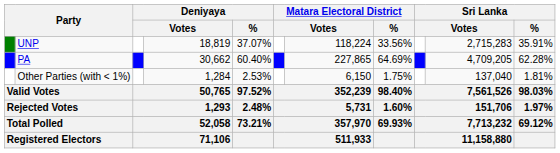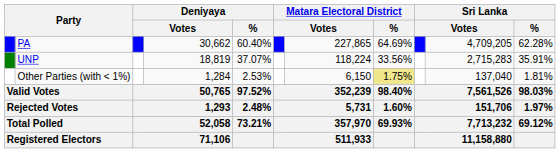rows swapped: (24, 60) <-> (28, 44)
(398, 76) no background -> (398, 76) khaki background
